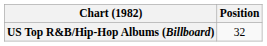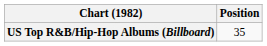(240, 31) 32 -> (240, 31) 35
